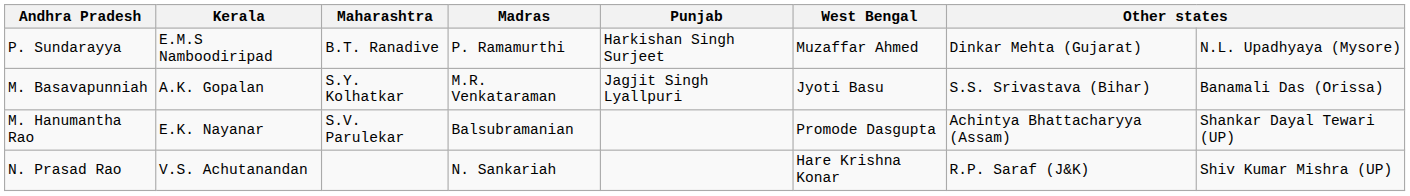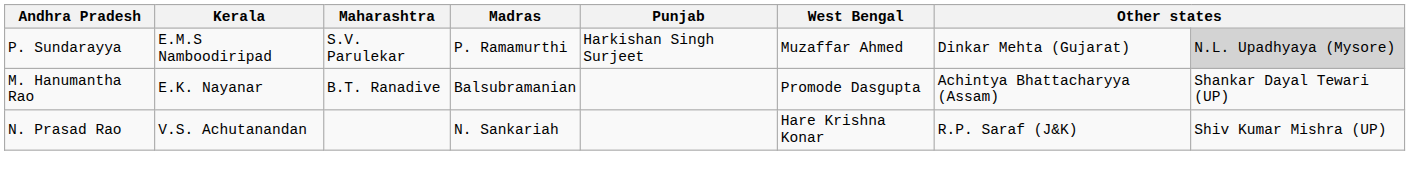(382, 49) B.T. Ranadive -> (366, 49) S.V. Parulekar
(1301, 49) no background -> (1295, 49) lightgrey background
- row: (78, 89)
(365, 130) S.V. Parulekar -> (384, 89) B.T. Ranadive
